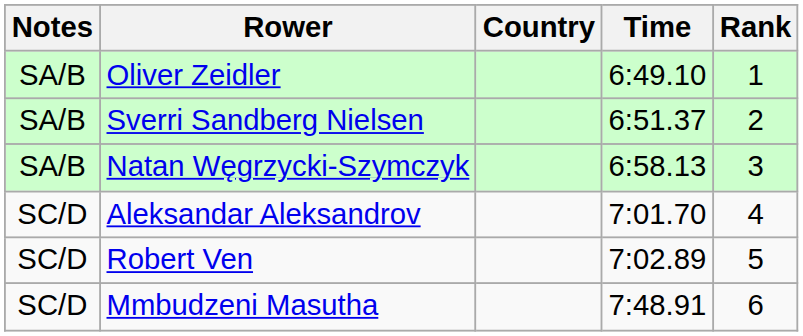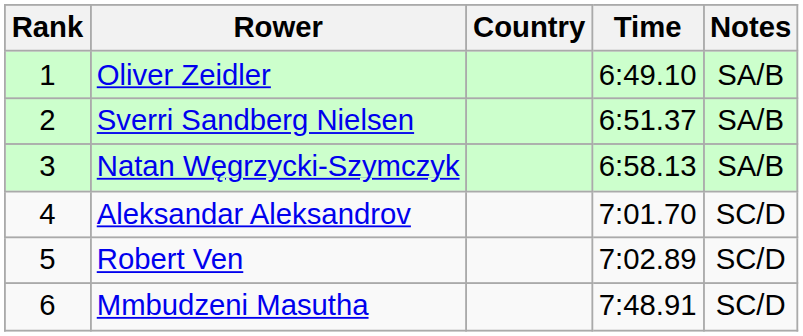columns swapped: (756, 27) <-> (52, 27)
